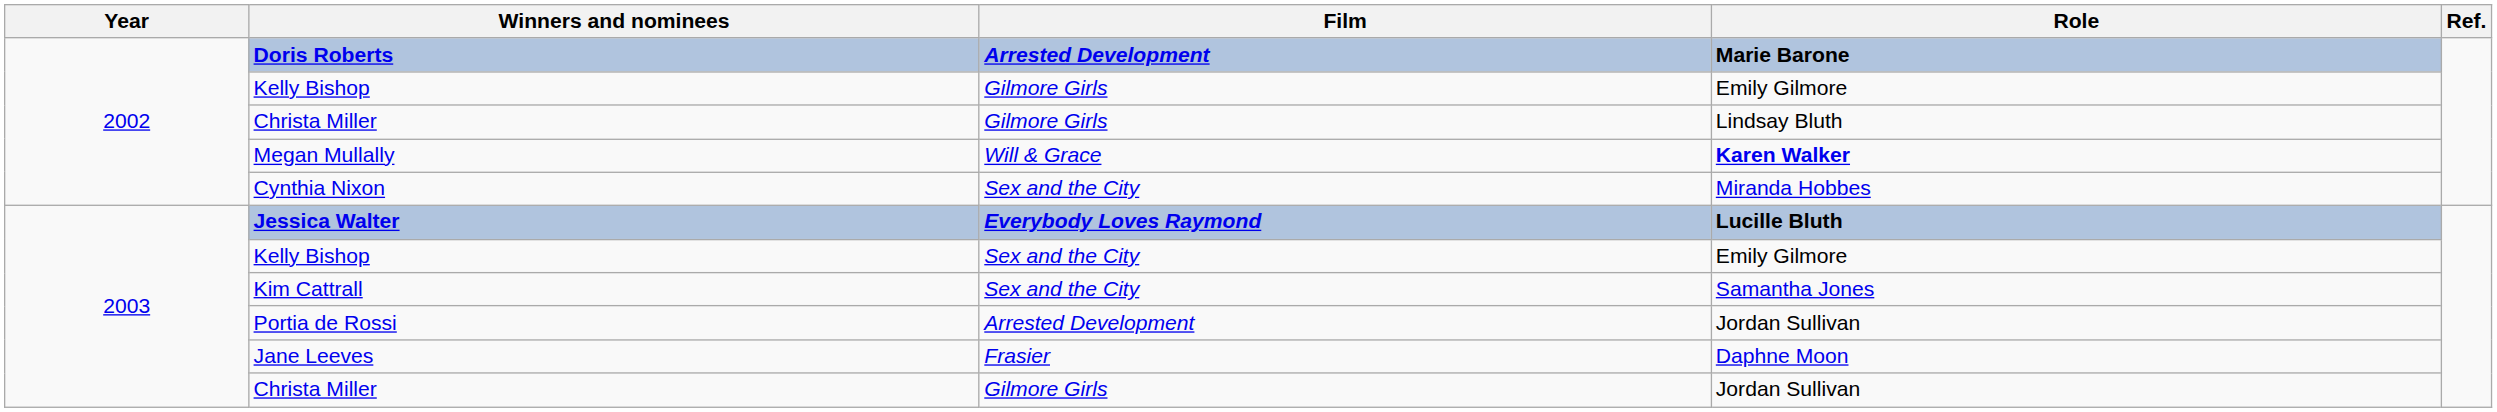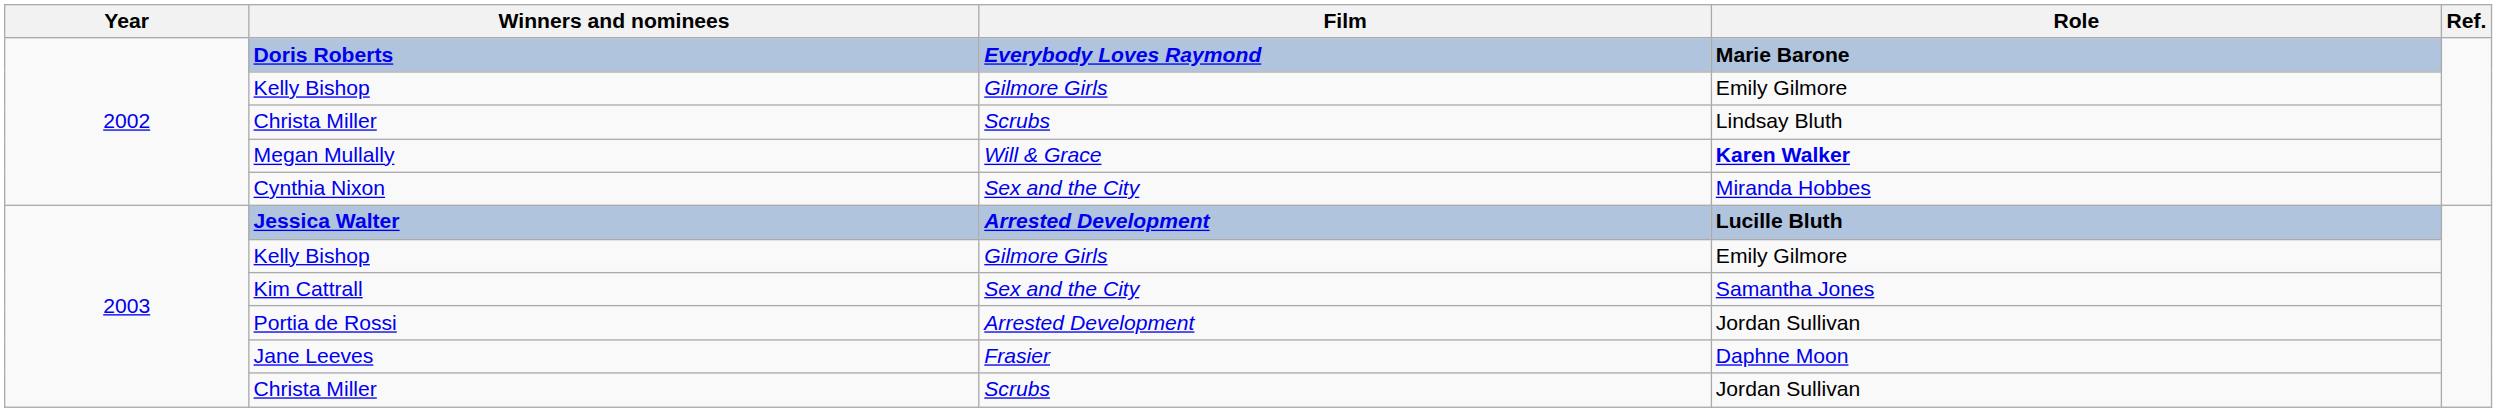(1097, 54) Arrested Development -> (1123, 54) Everybody Loves Raymond
(1046, 121) Gilmore Girls -> (1017, 121) Scrubs
(1123, 222) Everybody Loves Raymond -> (1097, 222) Arrested Development
(1062, 255) Sex and the City -> (1046, 255) Gilmore Girls
(1046, 389) Gilmore Girls -> (1017, 389) Scrubs
